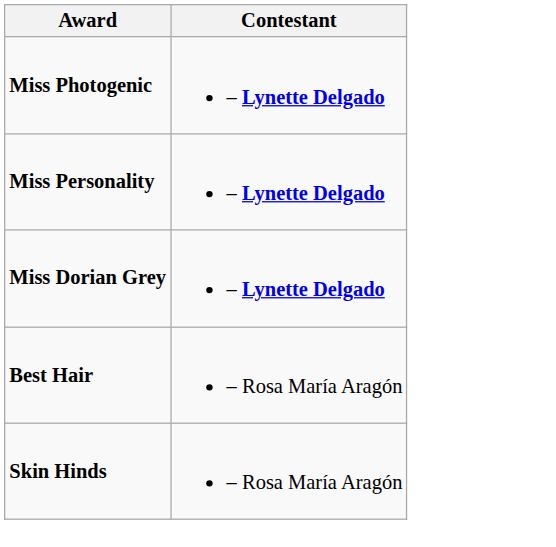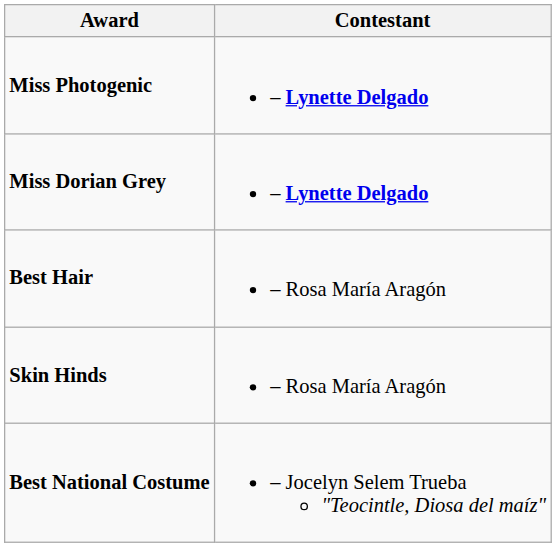- row: (82, 181)
+ row: (109, 482)
